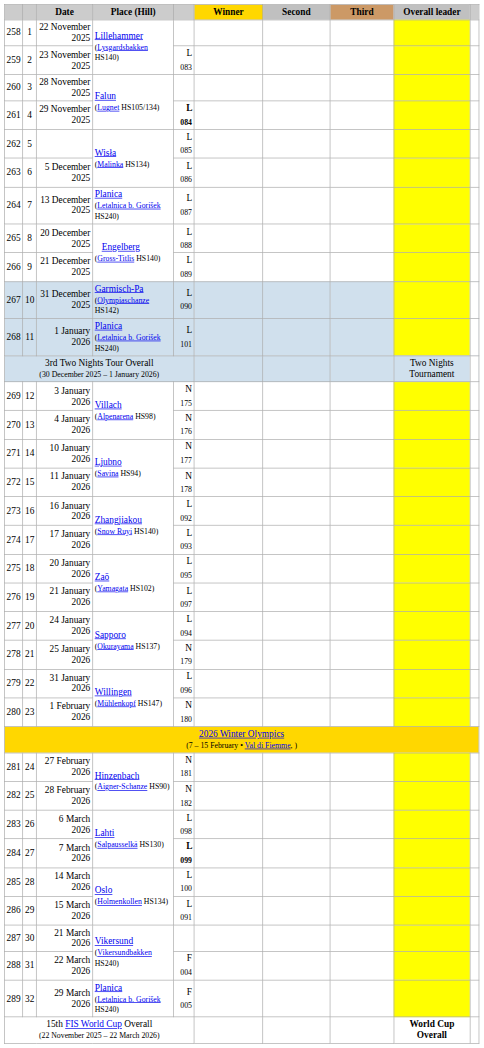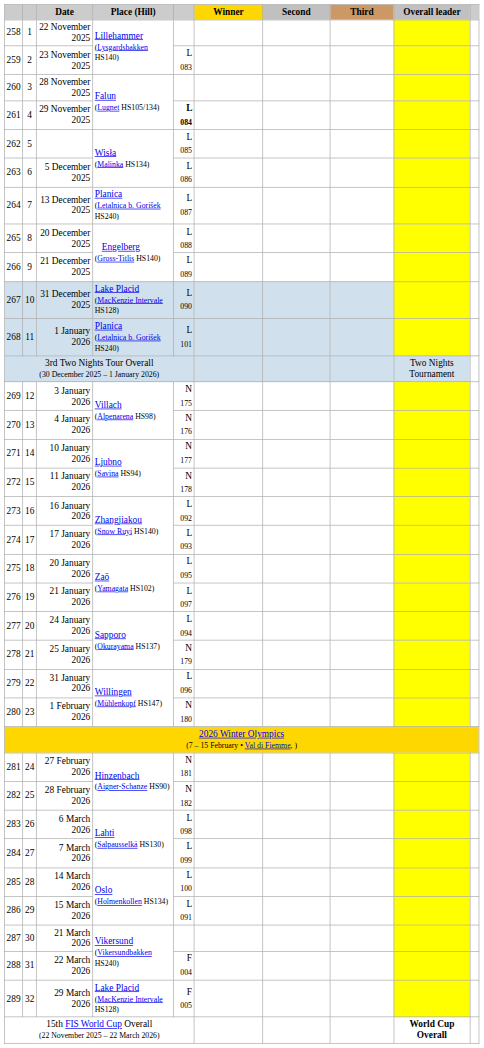(122, 299) Garmisch-Pa (Olympiaschanze HS142) -> (129, 299) Lake Placid (MacKenzie Intervale HS128)
(186, 852) bold -> (186, 852) normal
(128, 998) Planica (Letalnica b. Gorišek HS240) -> (129, 998) Lake Placid (MacKenzie Intervale HS128)
